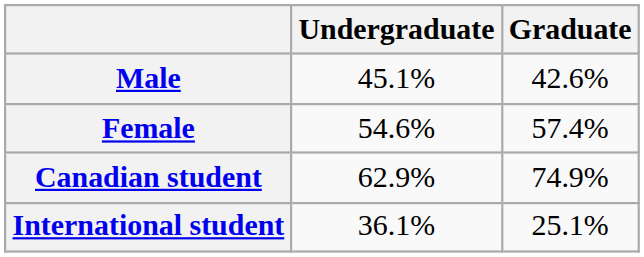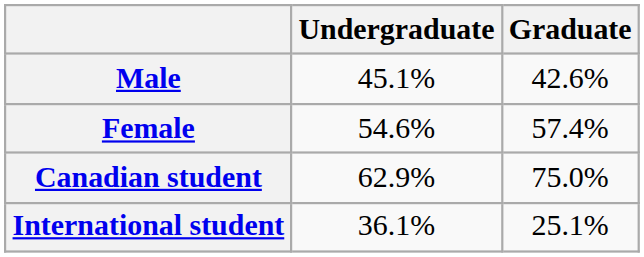(570, 177) 74.9% -> (570, 177) 75.0%
